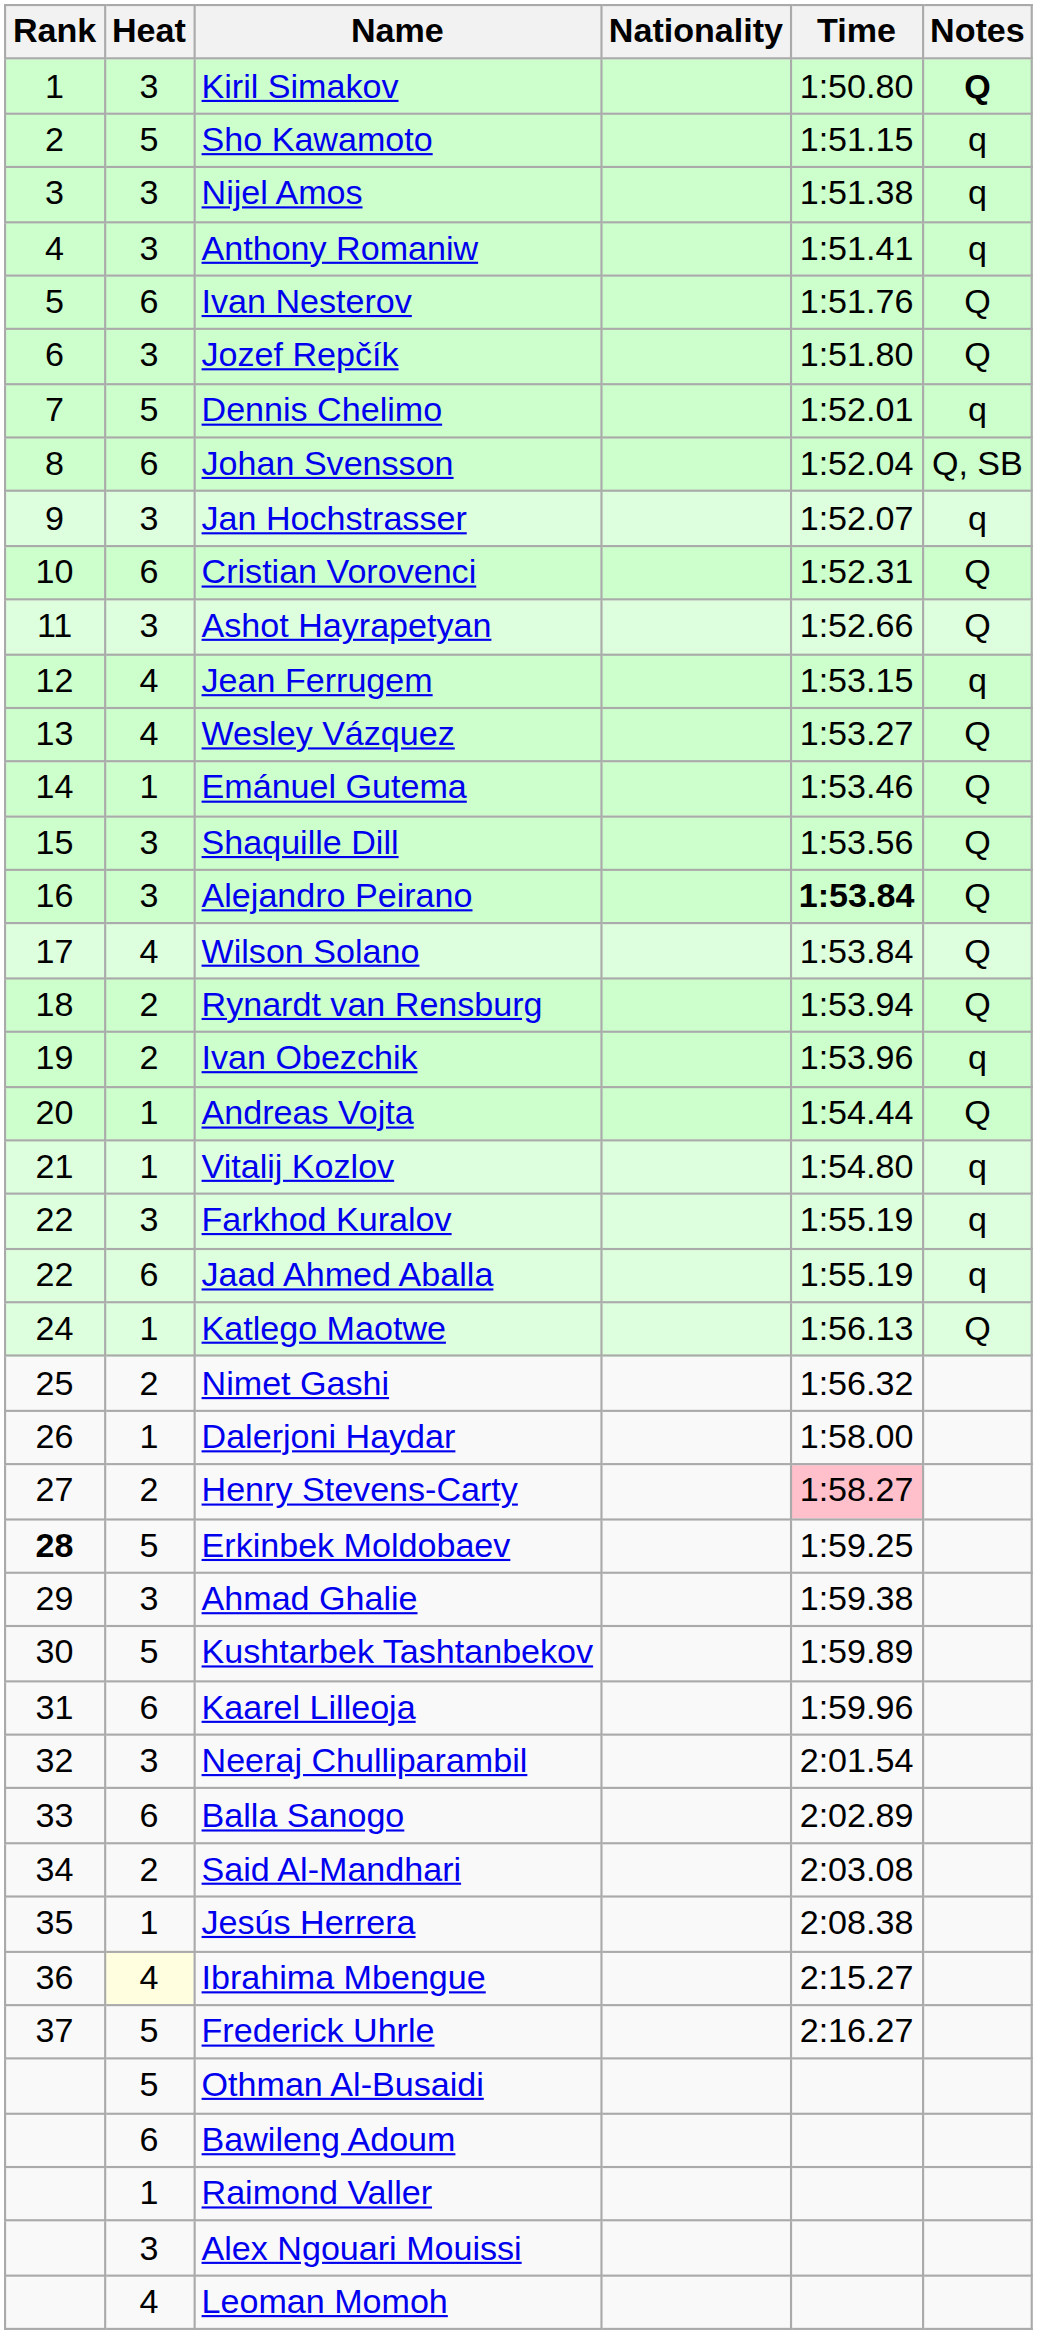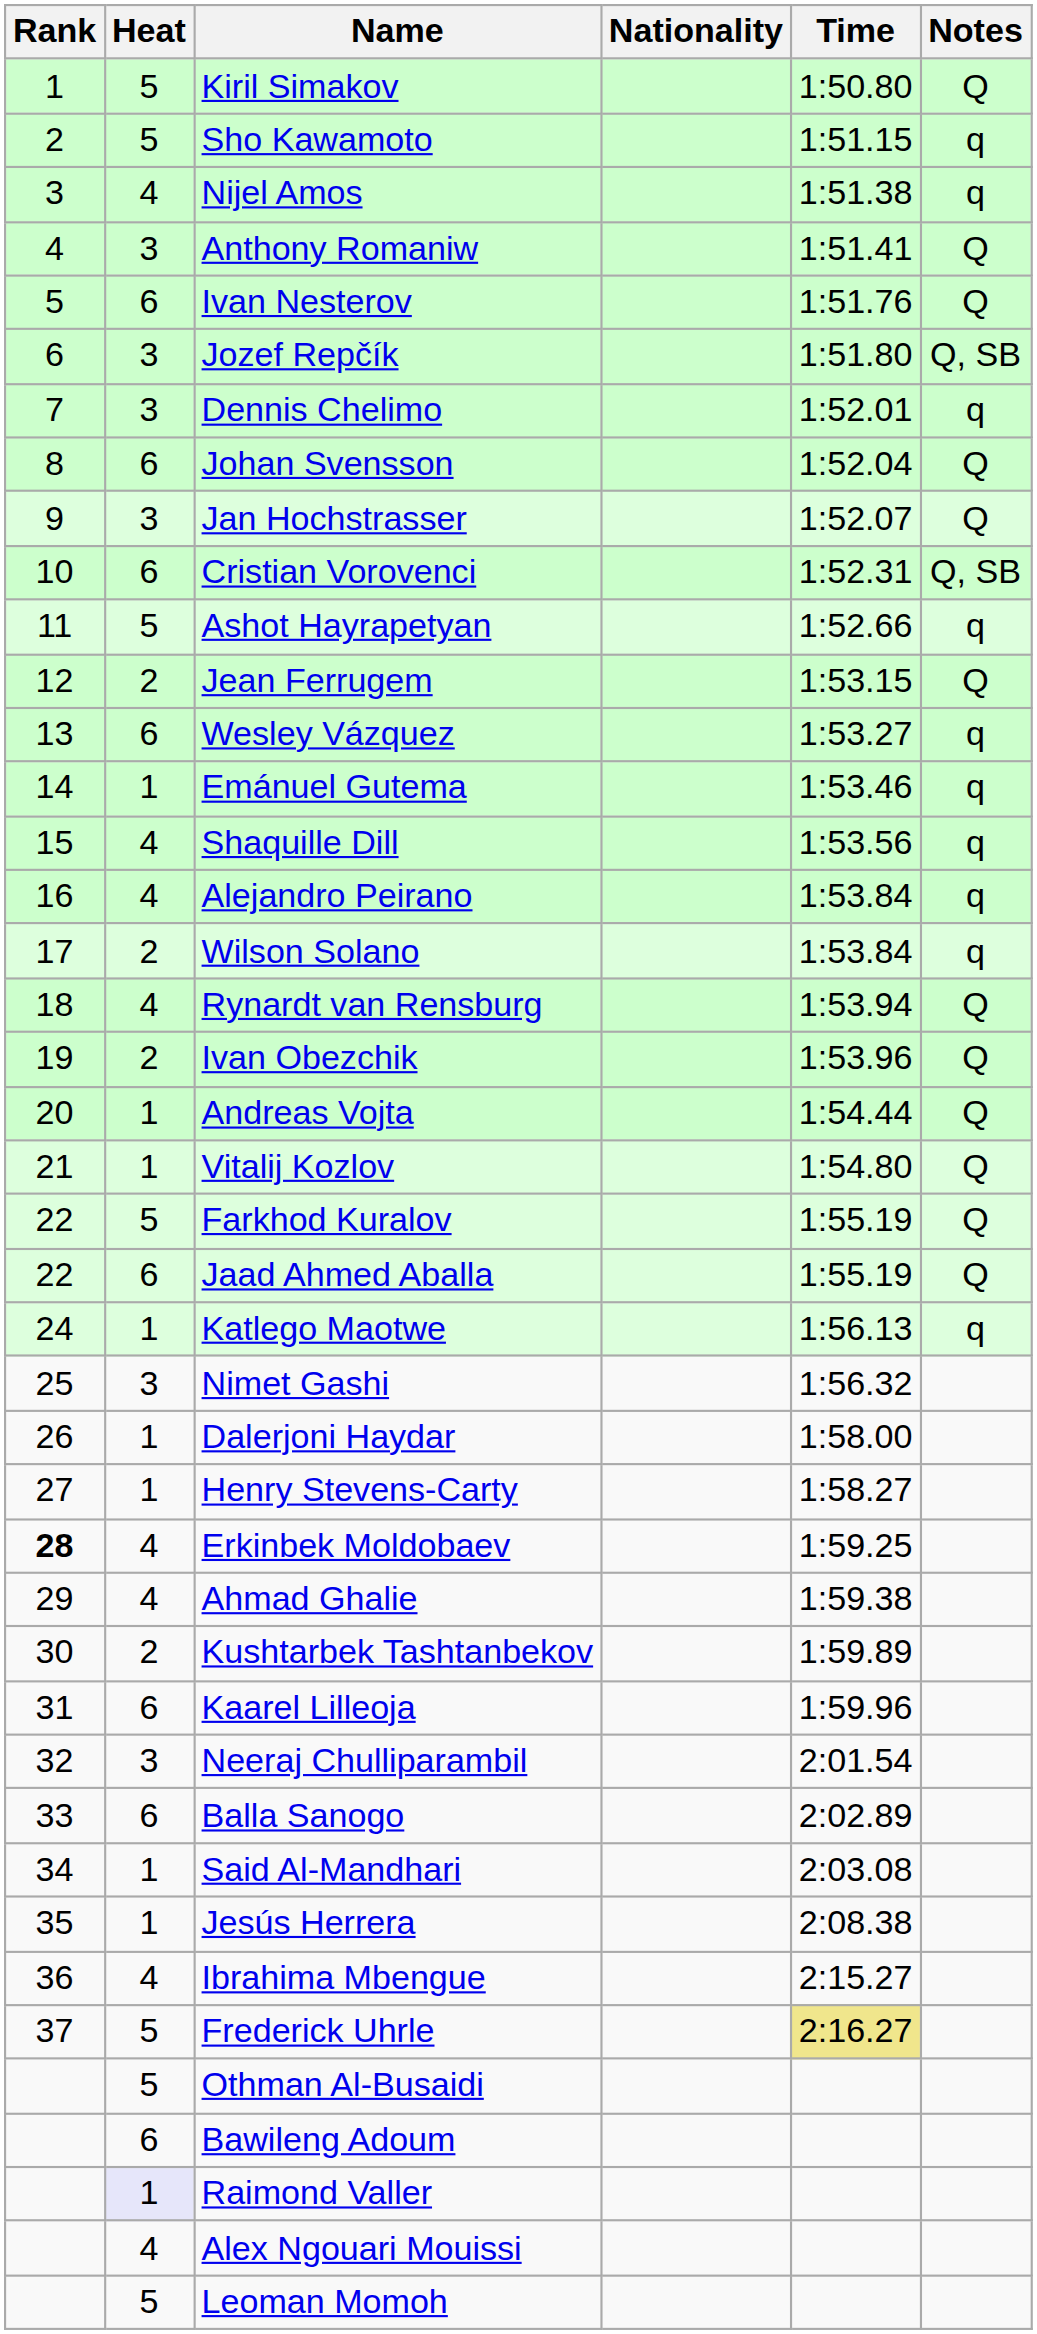(149, 85) 3 -> (149, 85) 5
(977, 85) bold -> (976, 85) normal
(149, 193) 3 -> (149, 193) 4
(977, 247) q -> (976, 247) Q
(977, 355) Q -> (976, 355) Q, SB
(149, 409) 5 -> (149, 409) 3
(977, 463) Q, SB -> (976, 463) Q
(977, 517) q -> (976, 517) Q
(977, 572) Q -> (976, 572) Q, SB
(149, 626) 3 -> (149, 626) 5
(977, 626) Q -> (976, 626) q
(149, 680) 4 -> (149, 680) 2
(977, 680) q -> (976, 680) Q
(149, 734) 4 -> (149, 734) 6
(977, 734) Q -> (976, 734) q
(977, 788) Q -> (976, 788) q
(149, 842) 3 -> (149, 842) 4
(977, 842) Q -> (976, 842) q
(149, 896) 3 -> (149, 896) 4
(857, 896) bold -> (856, 896) normal
(977, 896) Q -> (976, 896) q
(149, 950) 4 -> (149, 950) 2
(977, 950) Q -> (976, 950) q
(149, 1004) 2 -> (149, 1004) 4
(977, 1058) q -> (976, 1058) Q
(977, 1166) q -> (976, 1166) Q
(149, 1220) 3 -> (149, 1220) 5
(977, 1220) q -> (976, 1220) Q
(977, 1274) q -> (976, 1274) Q
(977, 1328) Q -> (976, 1328) q
(149, 1382) 2 -> (149, 1382) 3
(149, 1490) 2 -> (149, 1490) 1
(857, 1490) pink background -> (856, 1490) no background
(149, 1544) 5 -> (149, 1544) 4
(149, 1598) 3 -> (149, 1598) 4
(149, 1652) 5 -> (149, 1652) 2
(149, 1869) 2 -> (149, 1869) 1
(149, 1977) lightyellow background -> (149, 1977) no background
(857, 2031) no background -> (856, 2031) khaki background
(149, 2193) no background -> (149, 2193) lavender background
(149, 2247) 3 -> (149, 2247) 4
(149, 2301) 4 -> (149, 2301) 5
